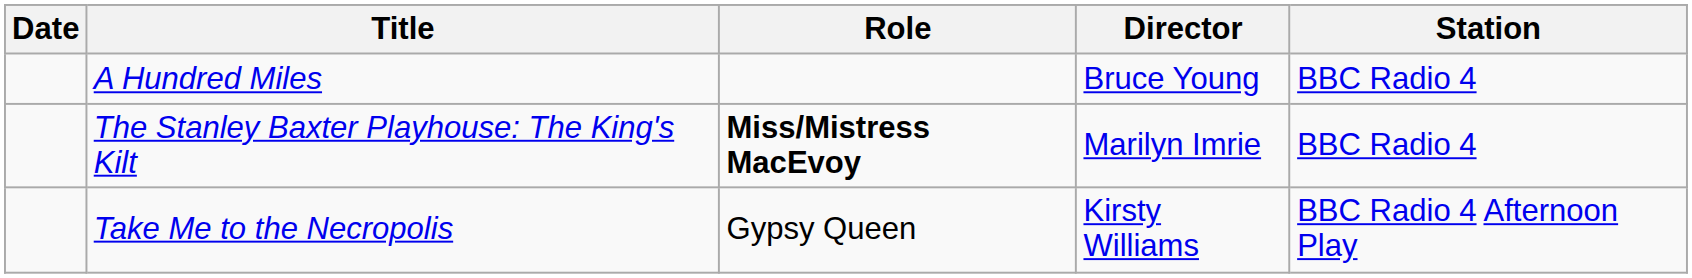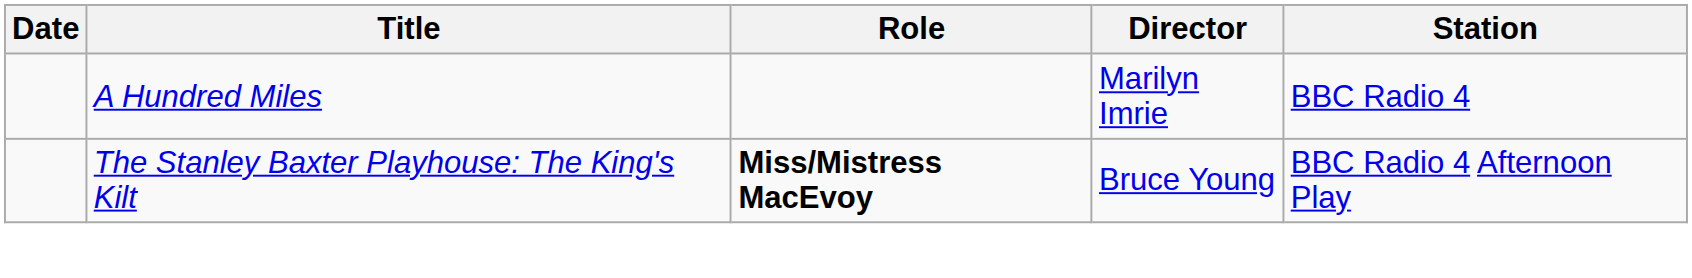(1171, 78) Bruce Young -> (1149, 95) Marilyn Imrie
(1172, 145) Marilyn Imrie -> (1187, 179) Bruce Young
(1387, 145) BBC Radio 4 -> (1451, 179) BBC Radio 4 Afternoon Play
- row: (273, 229)
